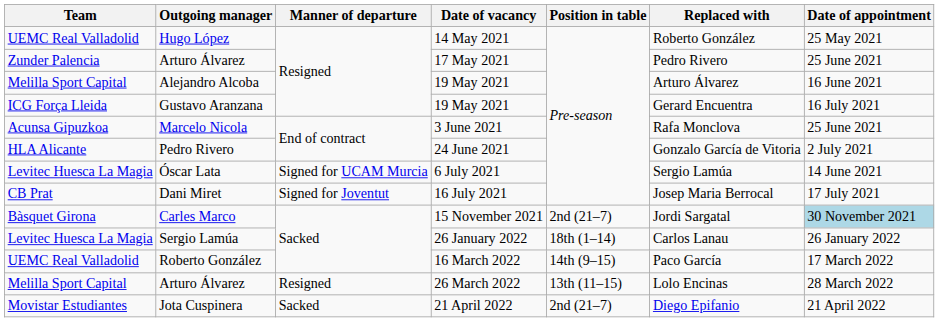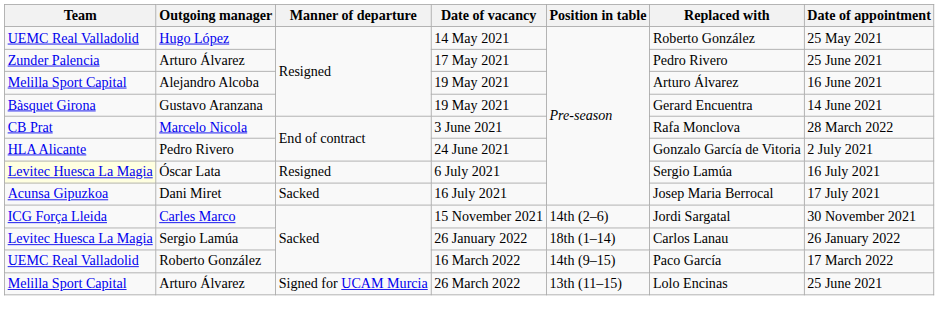(57, 104) ICG Força Lleida -> (52, 104) Bàsquet Girona
(844, 104) 16 July 2021 -> (845, 104) 14 June 2021
(58, 127) Acunsa Gipuzkoa -> (30, 127) CB Prat
(845, 127) 25 June 2021 -> (850, 127) 28 March 2022
(80, 171) no background -> (80, 171) lightyellow background
(353, 171) Signed for UCAM Murcia -> (305, 171) Resigned
(845, 171) 14 June 2021 -> (844, 171) 16 July 2021
(30, 194) CB Prat -> (58, 194) Acunsa Gipuzkoa
(334, 194) Signed for Joventut -> (299, 194) Sacked
(52, 216) Bàsquet Girona -> (57, 216) ICG Força Lleida
(581, 216) 2nd (21–7) -> (579, 216) 14th (2–6)
(862, 216) lightblue background -> (862, 216) no background
(305, 283) Resigned -> (353, 283) Signed for UCAM Murcia
(850, 283) 28 March 2022 -> (845, 283) 25 June 2021
- row: (201, 305)
